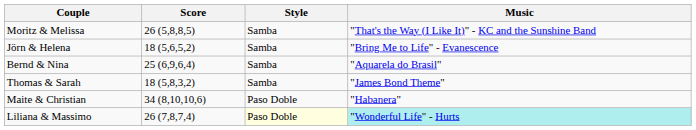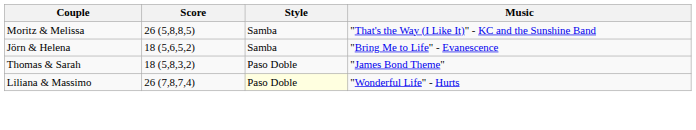- row: (38, 64)
(262, 82) Samba -> (272, 64) Paso Doble
- row: (46, 99)
(405, 116) paleturquoise background -> (405, 82) no background
